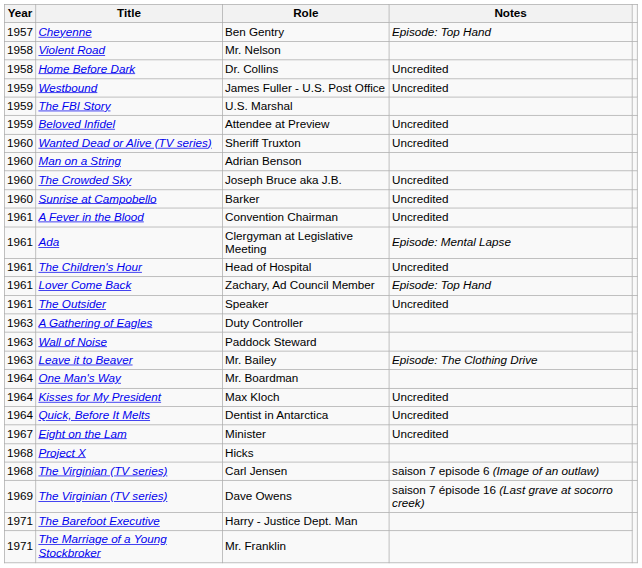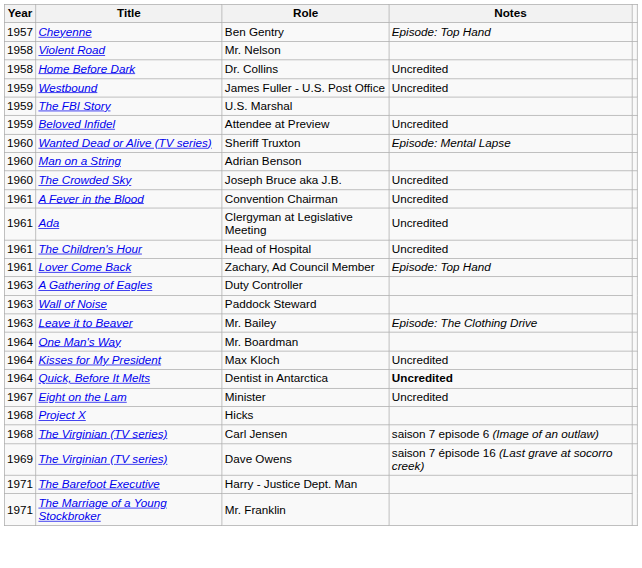(420, 143) Uncredited -> (451, 143) Episode: Mental Lapse
- row: (242, 198)
(451, 242) Episode: Mental Lapse -> (420, 224) Uncredited
- row: (247, 304)
(420, 415) normal -> (422, 378) bold
